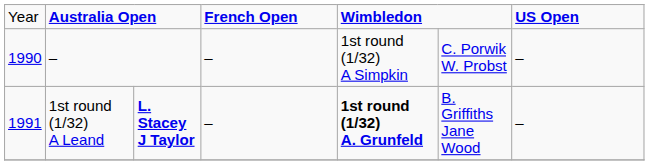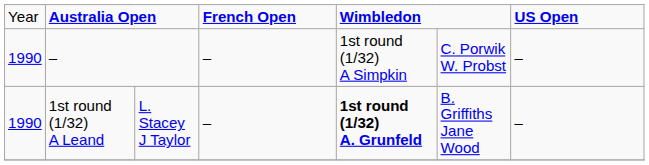(25, 123) 1991 -> (25, 123) 1990
(166, 123) bold -> (165, 123) normal
